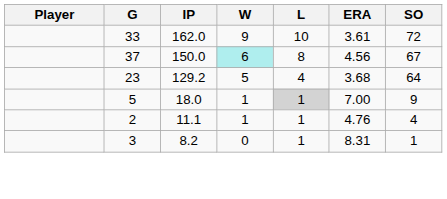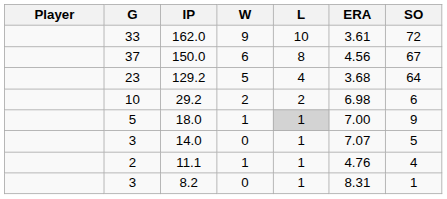(245, 57) paleturquoise background -> (245, 57) no background
+ row: (189, 99)
+ row: (189, 141)
